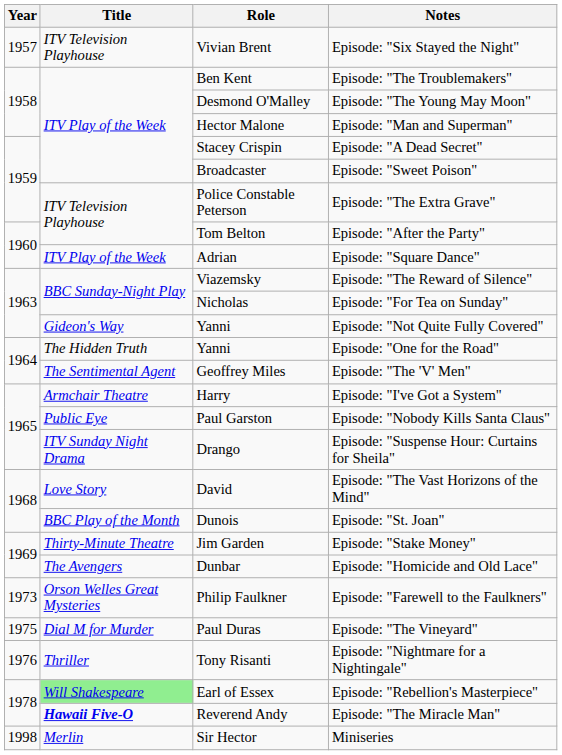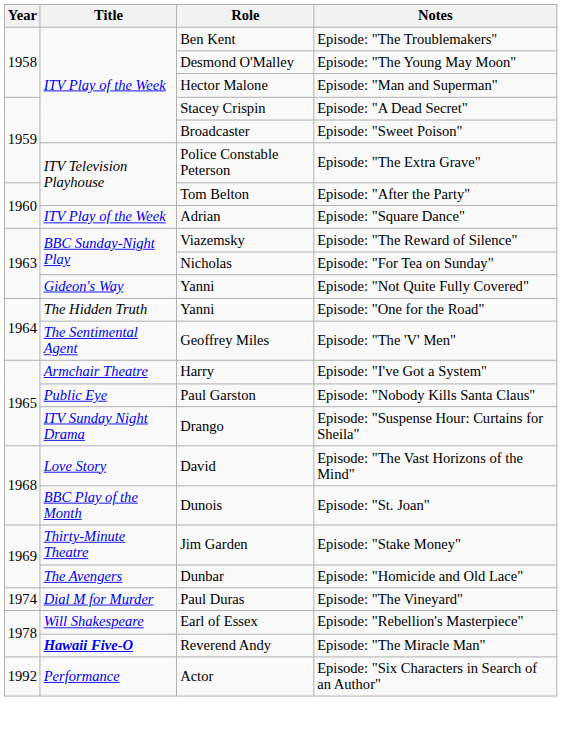- row: (426, 47)
- row: (439, 597)
(22, 629) 1975 -> (22, 599) 1974
- row: (409, 660)
(94, 691) lightgreen background -> (94, 622) no background
+ row: (427, 676)
- row: (363, 737)
